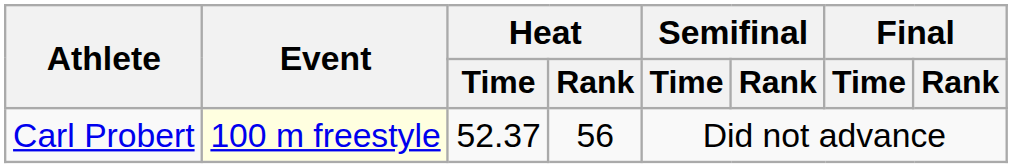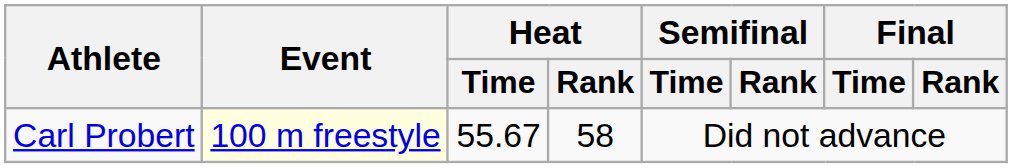(499, 136) 52.37 -> (499, 136) 55.67
(595, 136) 56 -> (595, 136) 58
